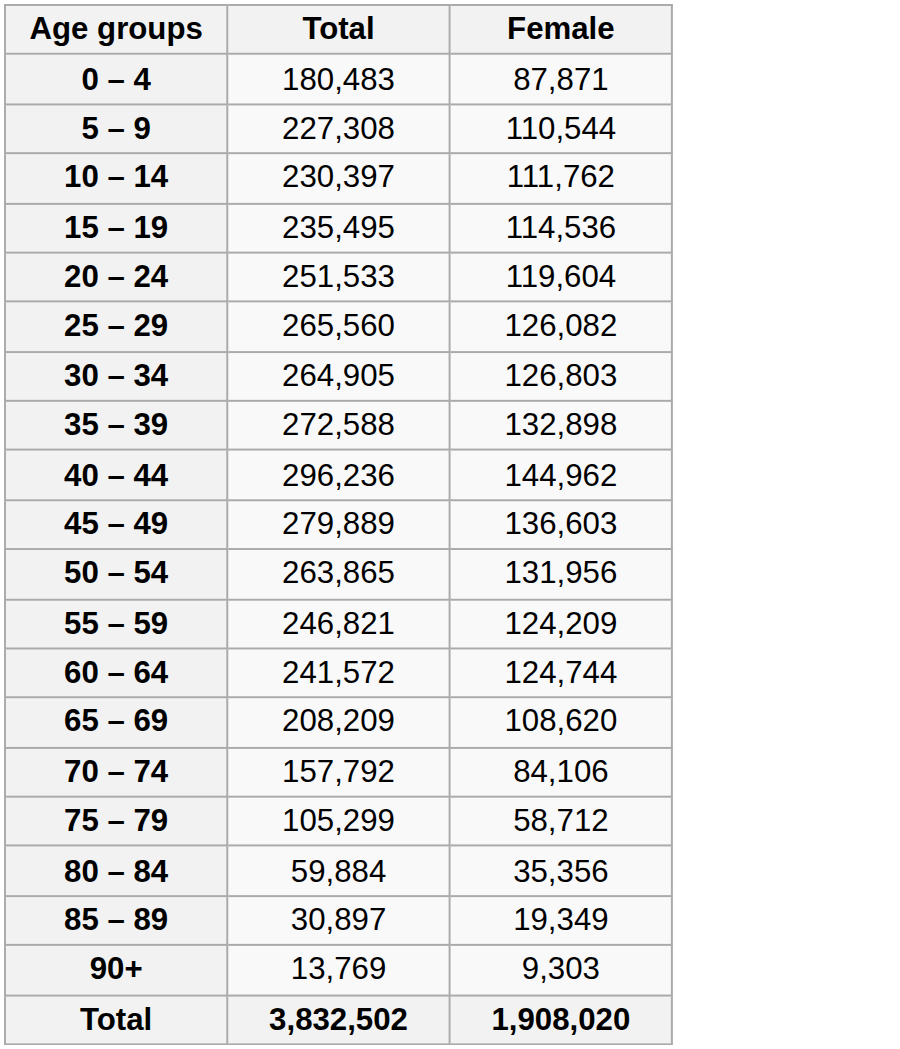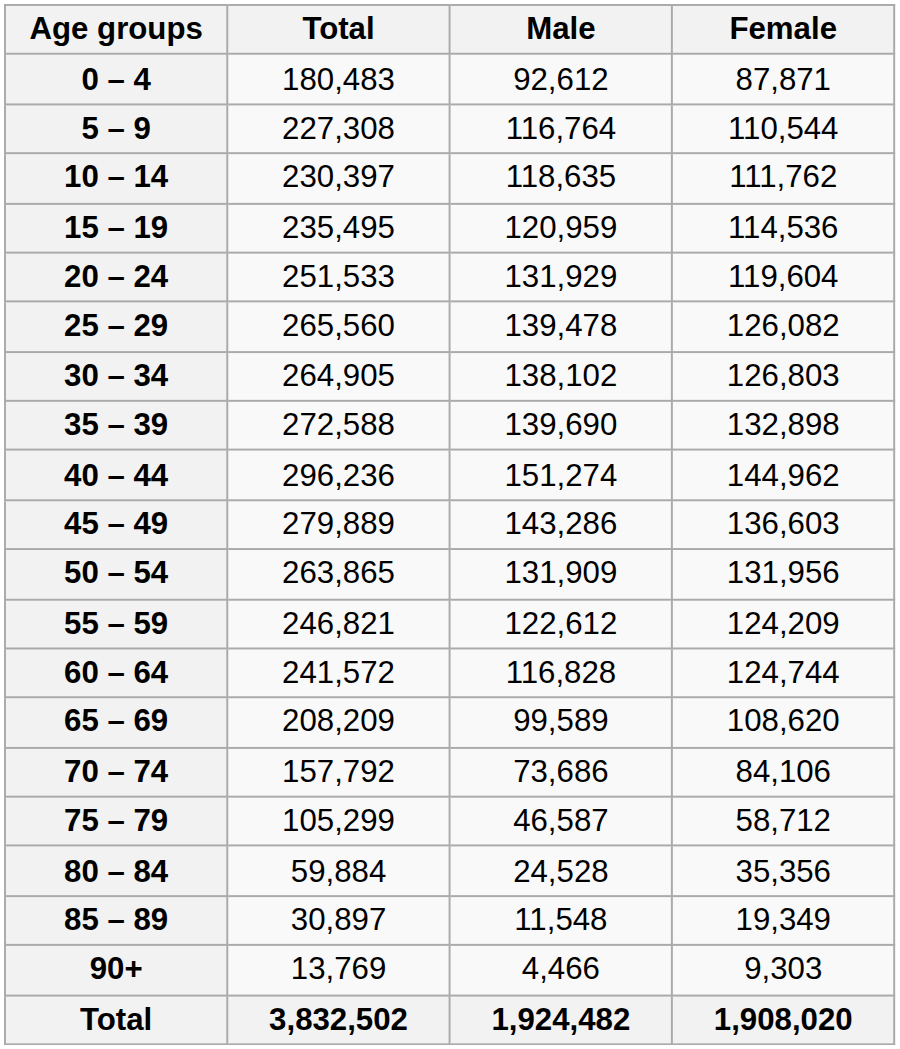+ column: (561, 29)
